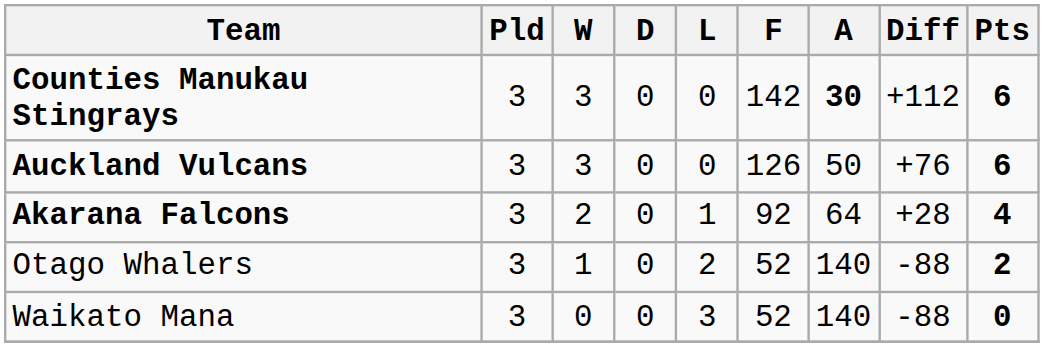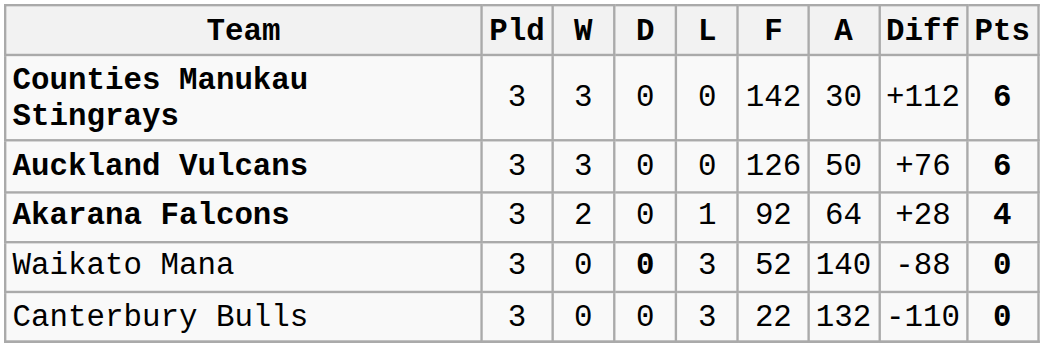(844, 98) bold -> (844, 98) normal
- row: (133, 267)
(645, 317) normal -> (645, 267) bold
+ row: (160, 317)
